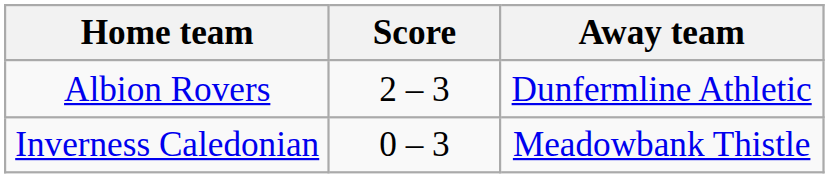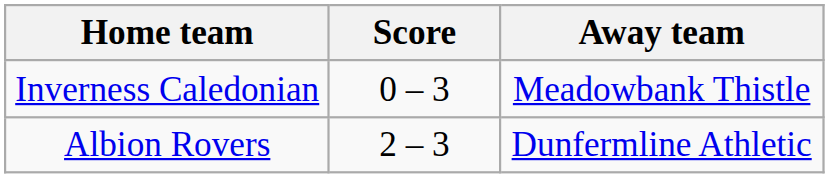rows swapped: (167, 88) <-> (167, 144)
